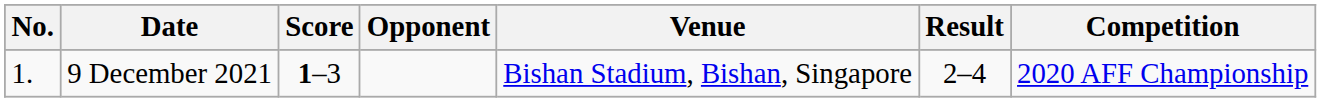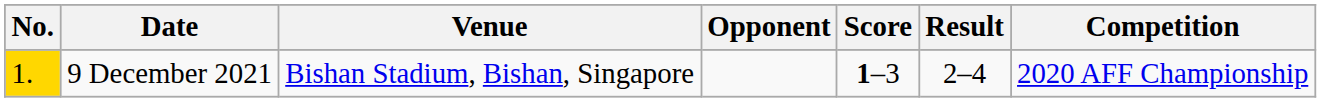columns swapped: (708, 27) <-> (319, 27)
(22, 73) no background -> (22, 73) gold background
